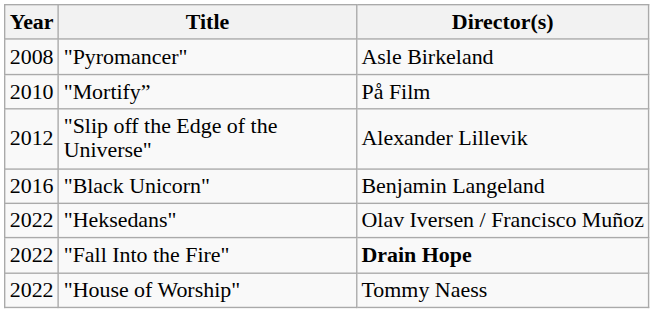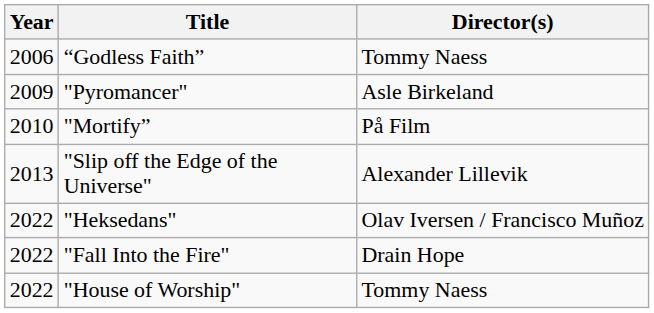+ row: (134, 56)
(32, 56) 2008 -> (32, 91) 2009
(32, 138) 2012 -> (32, 173) 2013
- row: (137, 185)
(417, 255) bold -> (413, 255) normal
